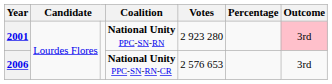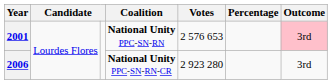(202, 36) 2 923 280 -> (202, 36) 2 576 653
(202, 65) 2 576 653 -> (202, 65) 2 923 280
